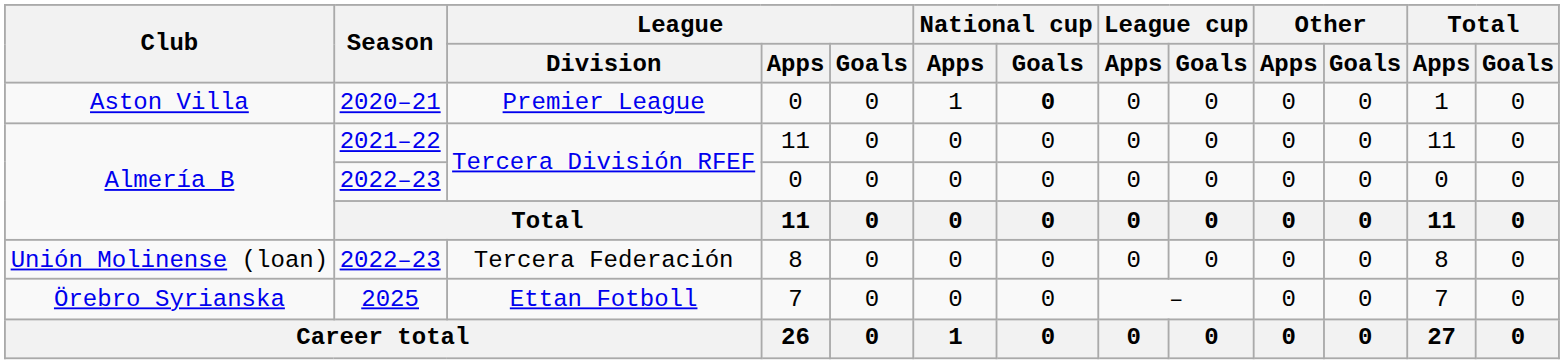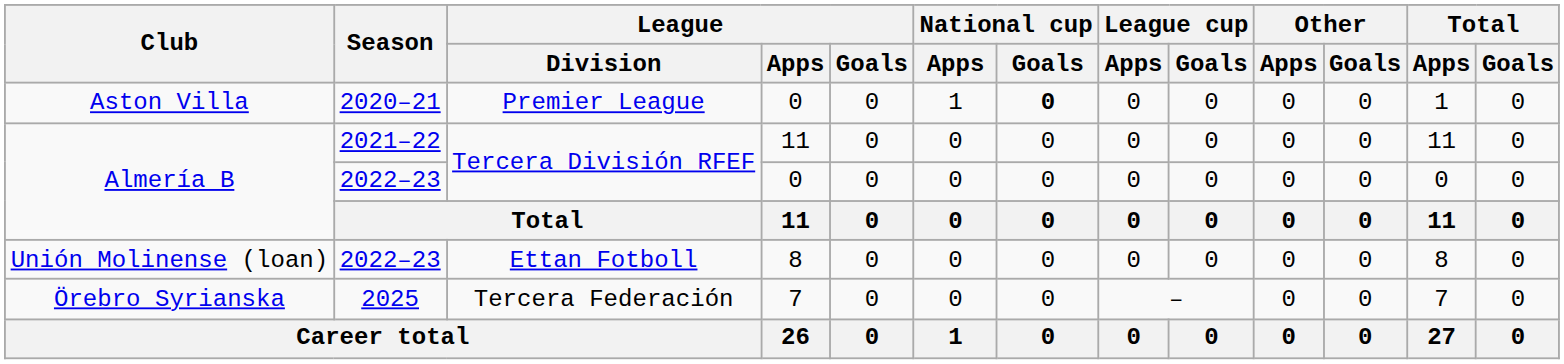(604, 260) Tercera Federación -> (604, 260) Ettan Fotboll
(604, 299) Ettan Fotboll -> (604, 299) Tercera Federación
